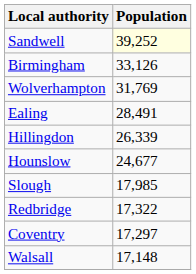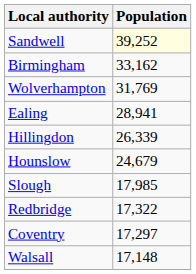(137, 64) 33,126 -> (137, 64) 33,162
(137, 112) 28,491 -> (137, 112) 28,941
(137, 161) 24,677 -> (137, 161) 24,679
